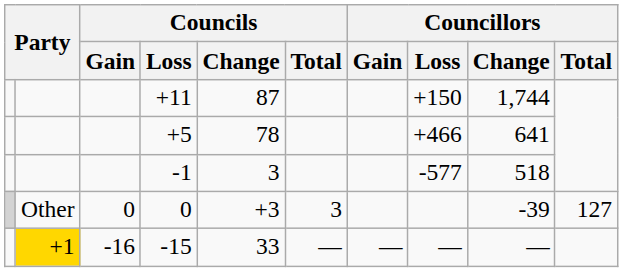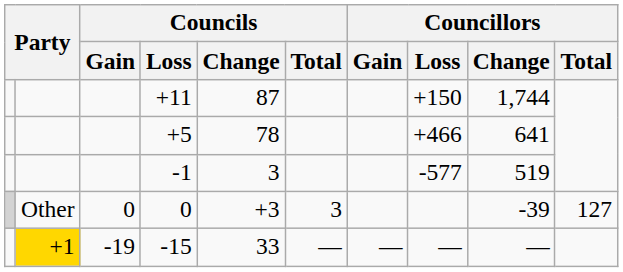(532, 172) 518 -> (532, 172) 519
(119, 246) -16 -> (119, 246) -19
